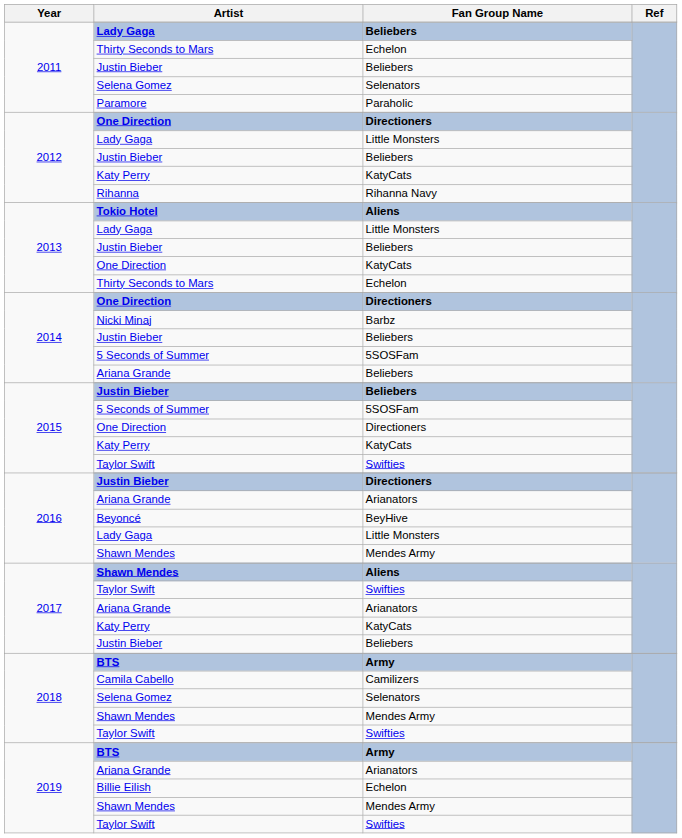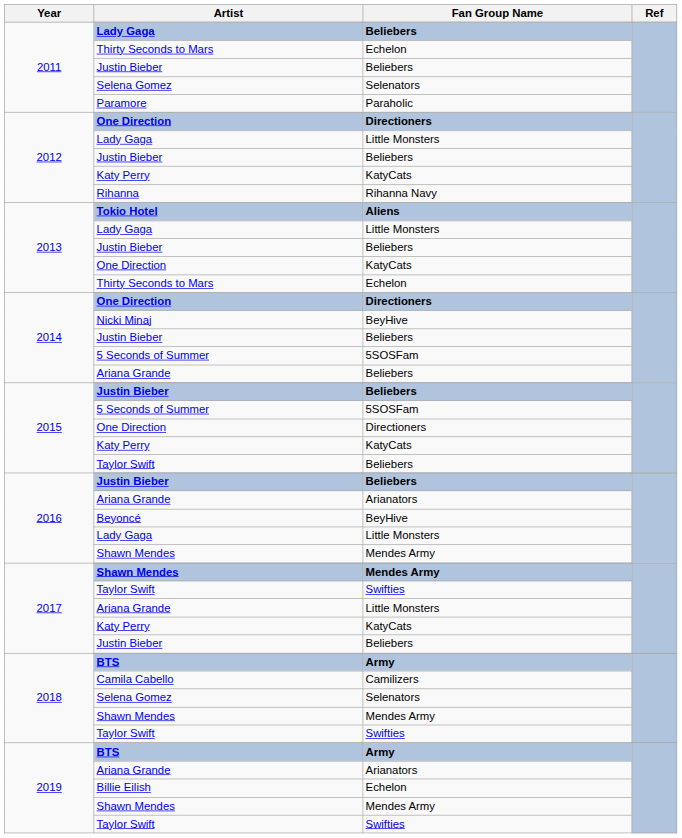(380, 319) Barbz -> (387, 319) BeyHive
(385, 463) Swifties -> (389, 463) Beliebers
(399, 481) Directioners -> (391, 481) Beliebers
(383, 572) Aliens -> (403, 572) Mendes Army
(391, 608) Arianators -> (402, 608) Little Monsters
